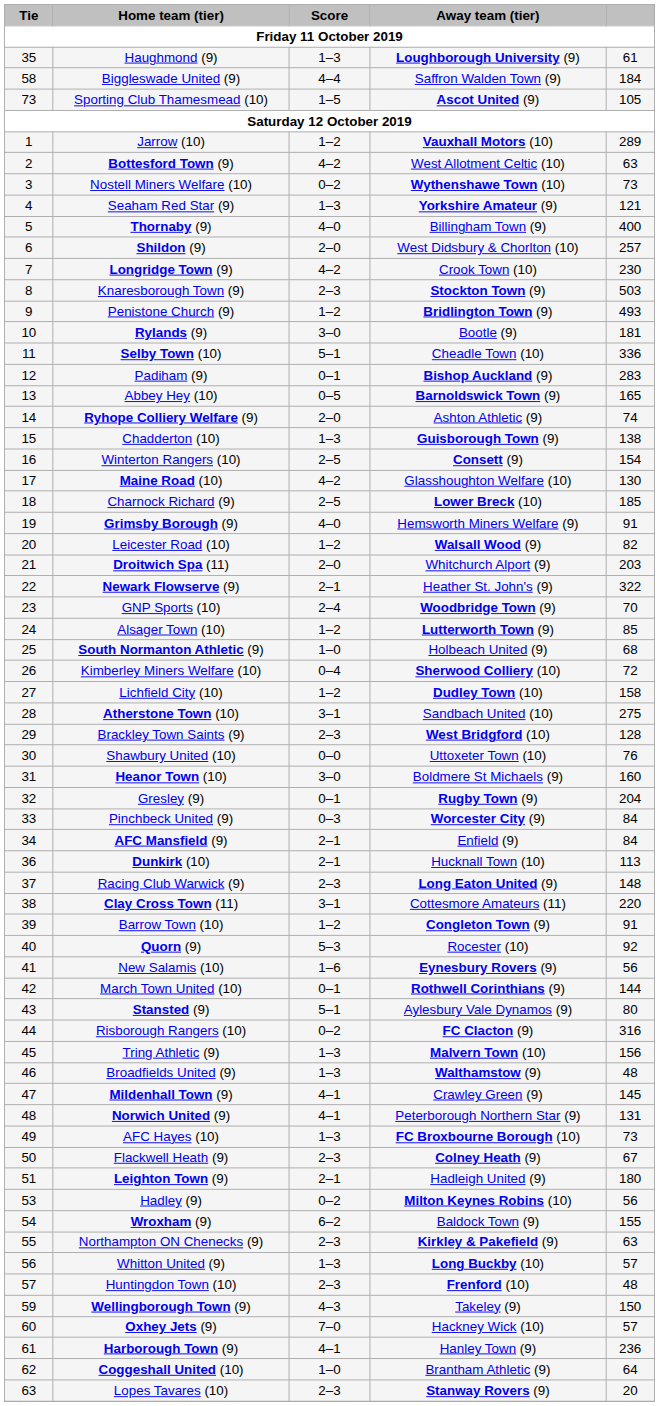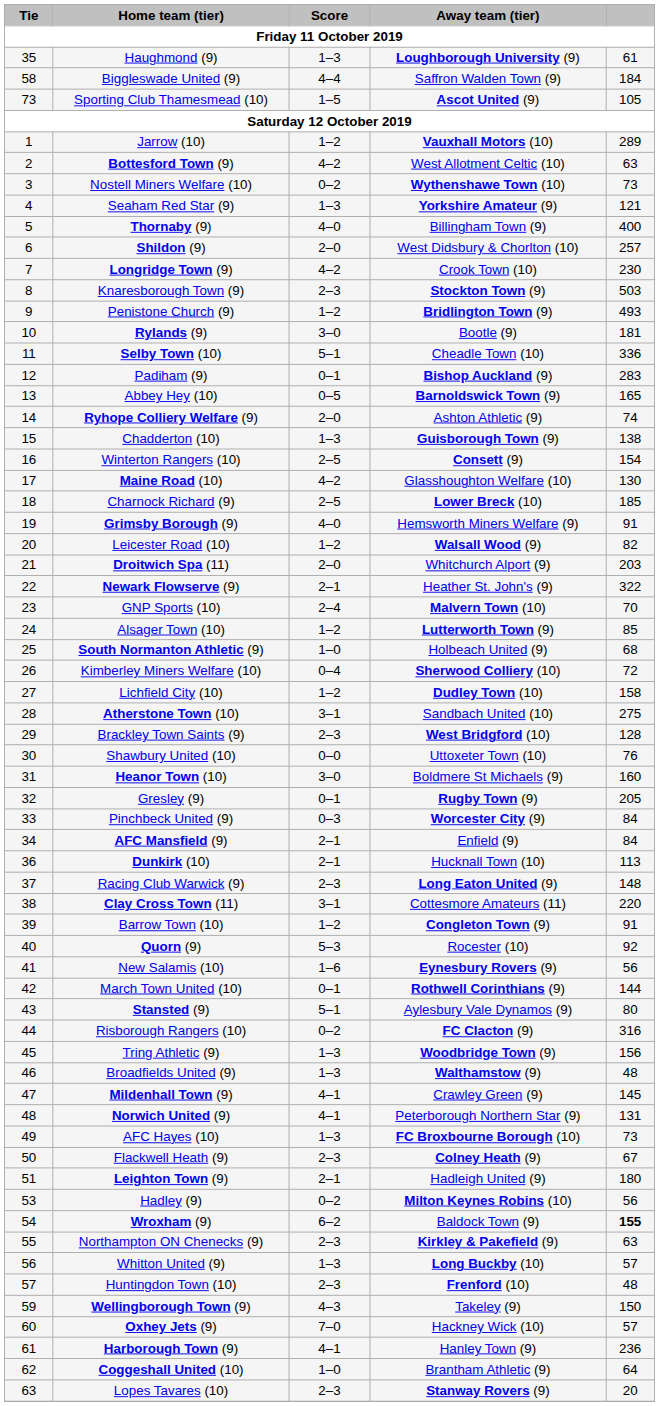(488, 608) Woodbridge Town (9) -> (488, 608) Malvern Town (10)
(630, 798) 204 -> (630, 798) 205
(488, 1052) Malvern Town (10) -> (488, 1052) Woodbridge Town (9)
(630, 1221) normal -> (630, 1221) bold
